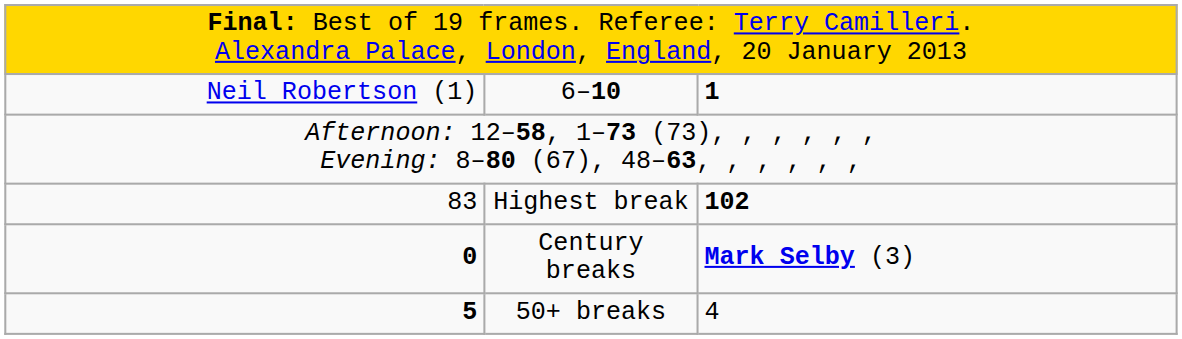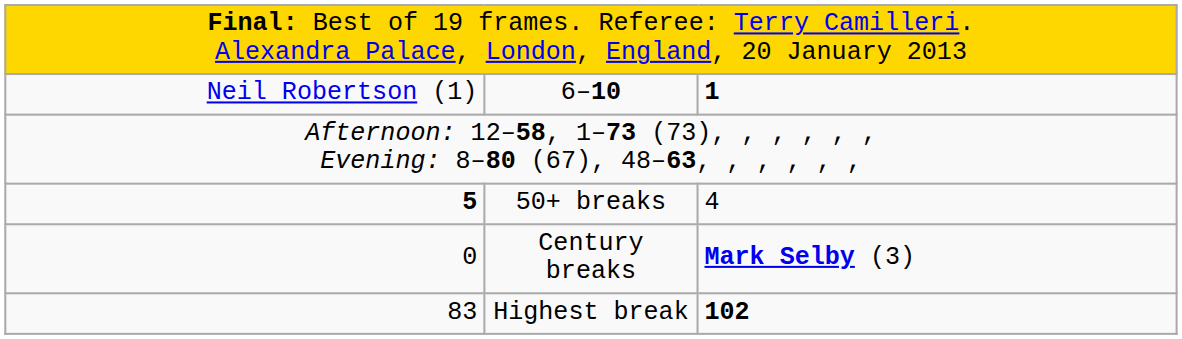rows swapped: (591, 204) <-> (591, 313)
(470, 259) bold -> (470, 259) normal
